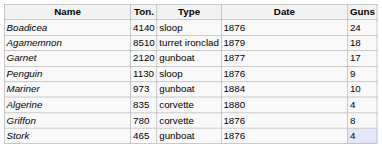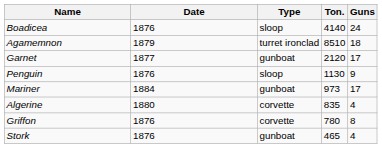columns swapped: (284, 12) <-> (144, 12)
(355, 89) 10 -> (355, 89) 17
(353, 136) lavender background -> (353, 136) no background
